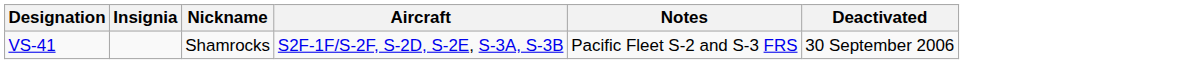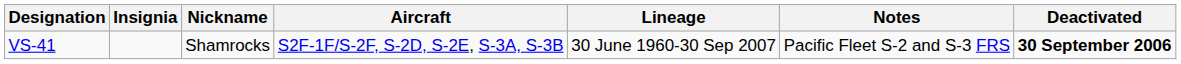+ column: (674, 17)
(880, 44) normal -> (1095, 44) bold
